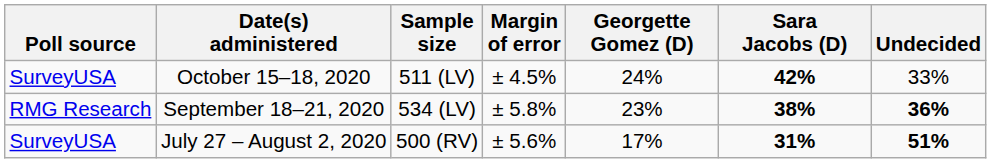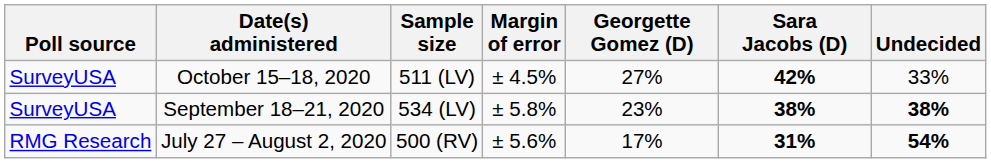(642, 77) 24% -> (642, 77) 27%
(80, 109) RMG Research -> (63, 109) SurveyUSA
(928, 109) 36% -> (928, 109) 38%
(63, 142) SurveyUSA -> (80, 142) RMG Research
(928, 142) 51% -> (928, 142) 54%
